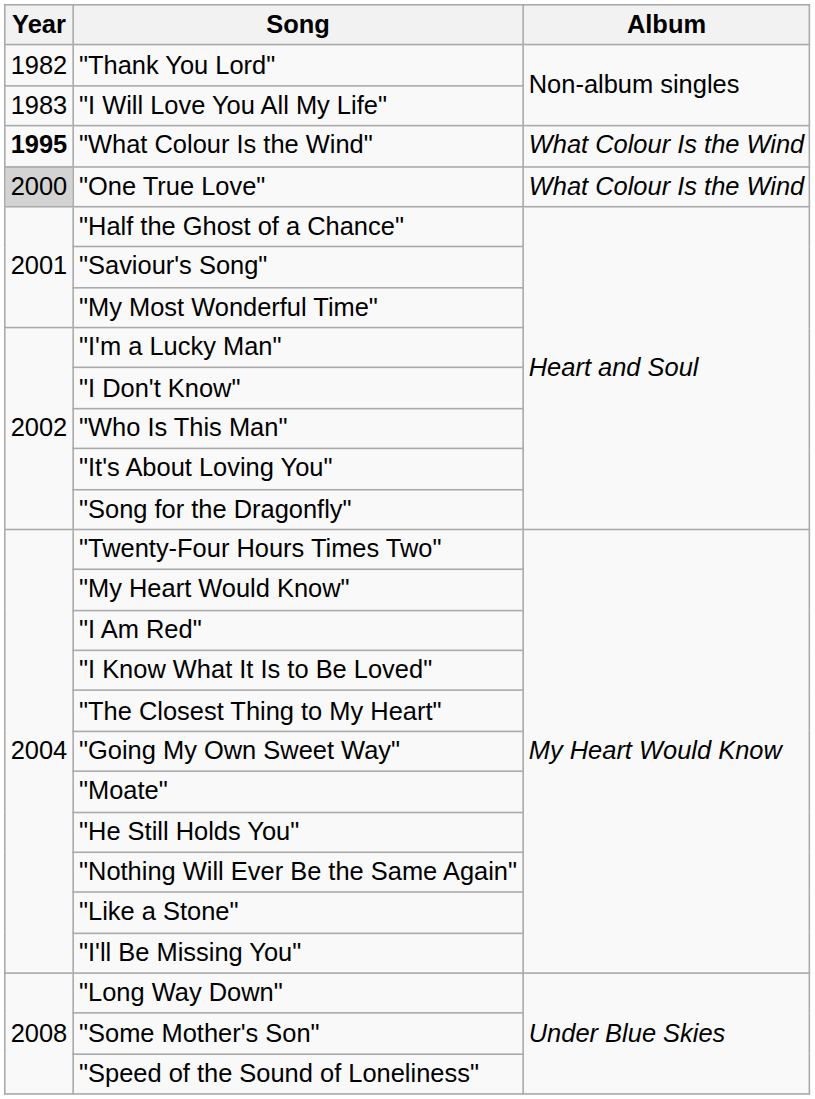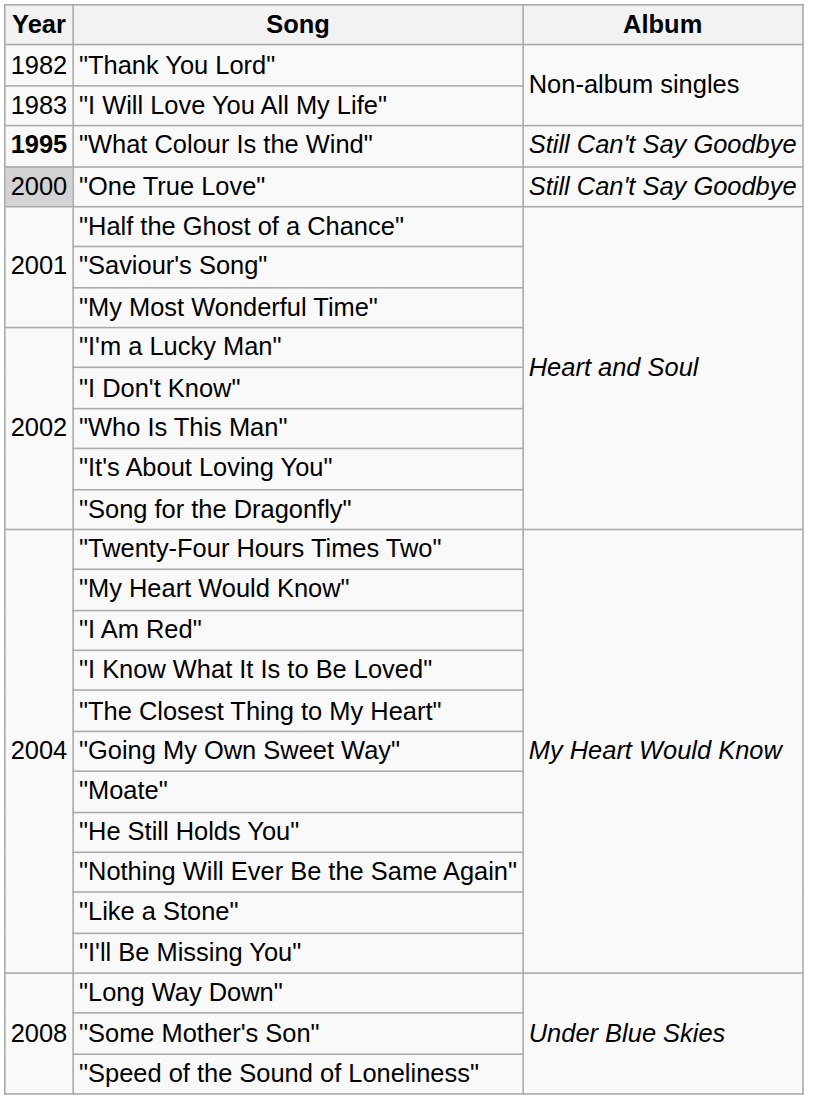(666, 145) What Colour Is the Wind -> (663, 145) Still Can't Say Goodbye
(666, 186) What Colour Is the Wind -> (663, 186) Still Can't Say Goodbye
